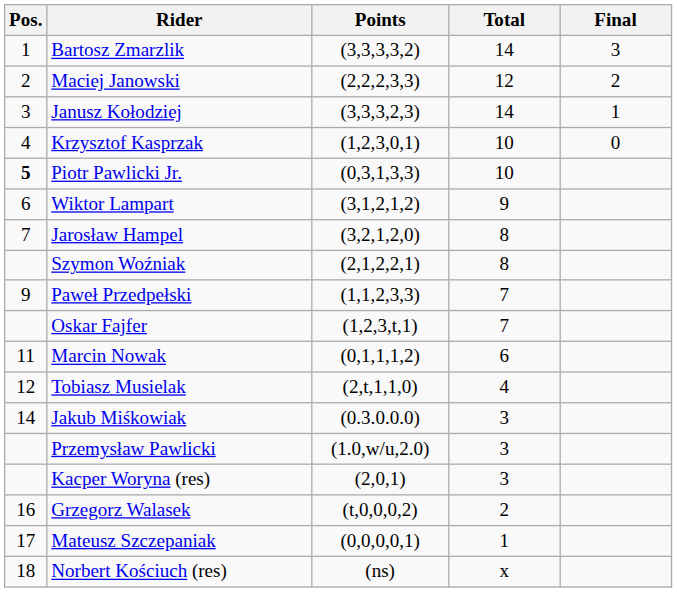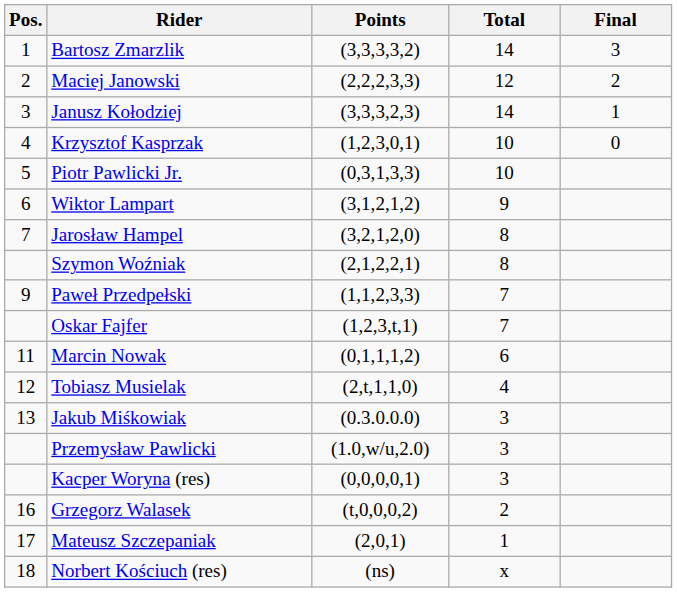(26, 172) bold -> (26, 172) normal
(26, 418) 14 -> (26, 418) 13
(380, 479) (2,0,1) -> (380, 479) (0,0,0,0,1)
(380, 540) (0,0,0,0,1) -> (380, 540) (2,0,1)
